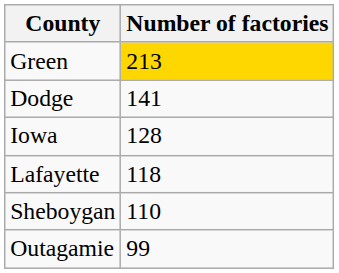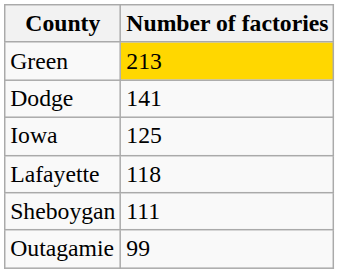(144, 135) 128 -> (144, 135) 125
(144, 211) 110 -> (143, 211) 111
